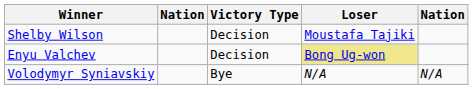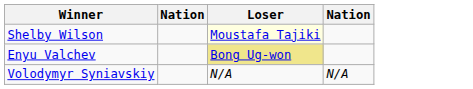- column: (254, 14)
(360, 34) no background -> (265, 34) lightyellow background
